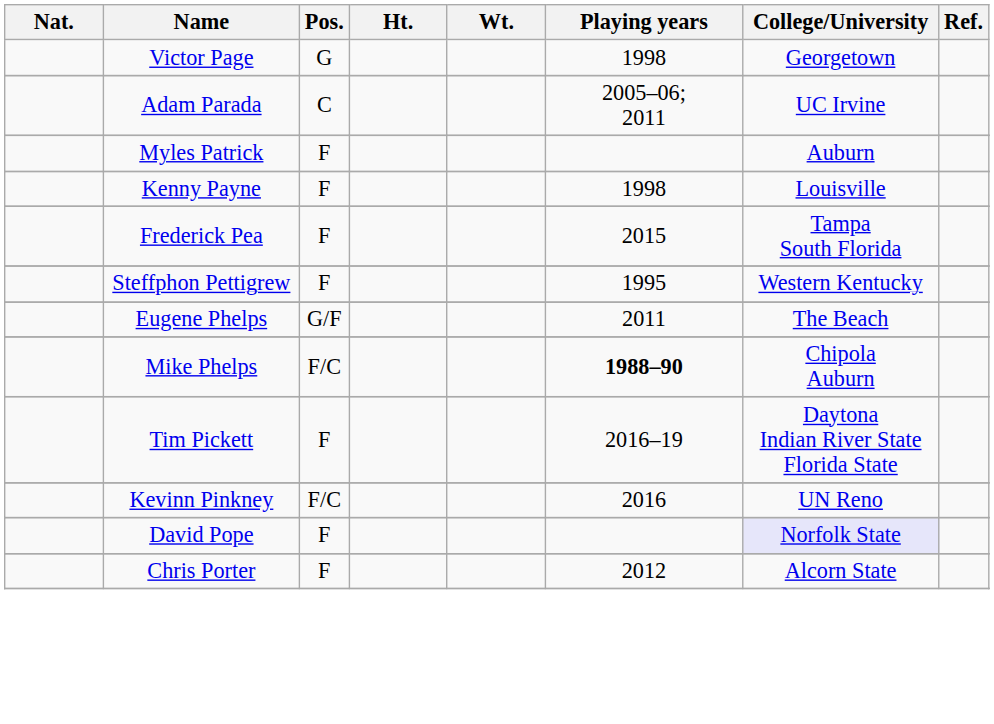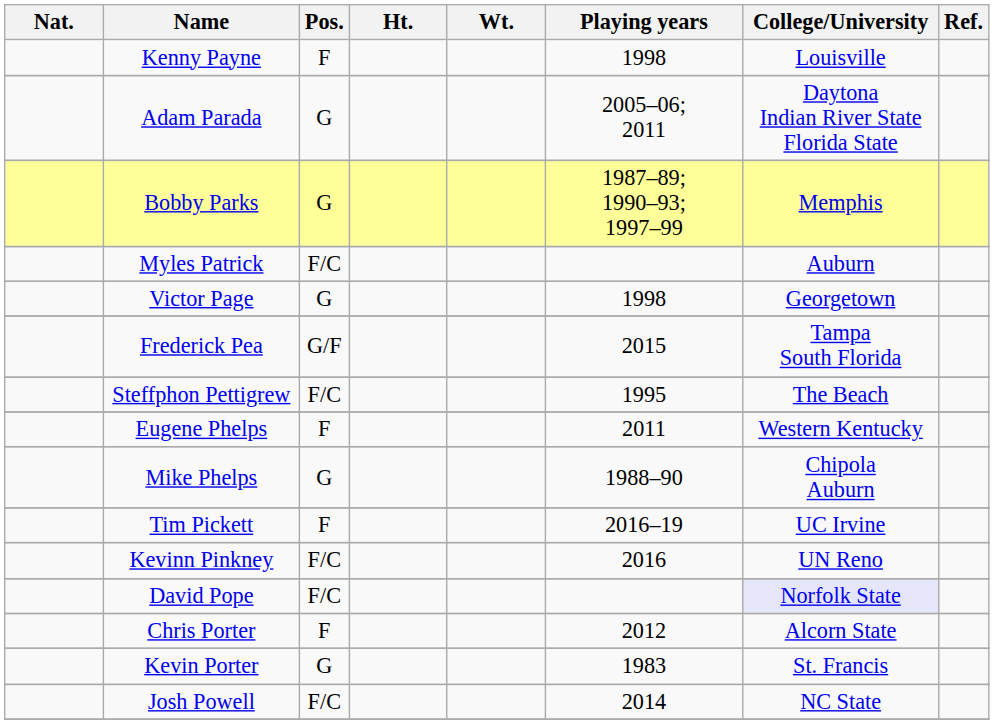rows swapped: (201, 57) <-> (201, 188)
(324, 105) C -> (324, 117) G
(841, 105) UC Irvine -> (841, 117) Daytona Indian River State Florida State
+ row: (201, 203)
(324, 152) F -> (324, 263) F/C
(324, 236) F -> (324, 346) G/F
(324, 283) F -> (324, 394) F/C
(841, 283) Western Kentucky -> (841, 394) The Beach
(324, 319) G/F -> (324, 429) F
(841, 319) The Beach -> (841, 429) Western Kentucky
(324, 366) F/C -> (324, 477) G
(644, 366) bold -> (644, 477) normal
(841, 439) Daytona Indian River State Florida State -> (841, 524) UC Irvine
(324, 535) F -> (324, 595) F/C
+ row: (201, 666)
+ row: (201, 701)
